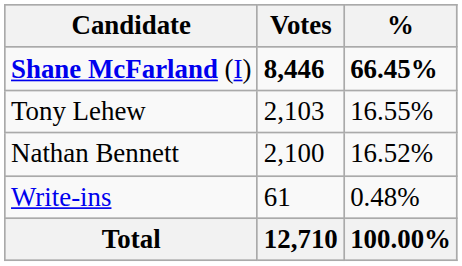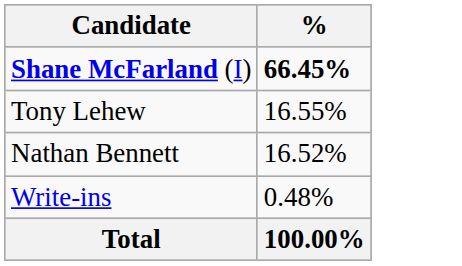- column: (301, 25)
